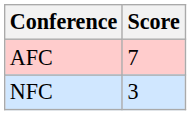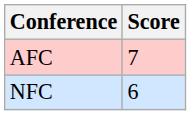(133, 92) 3 -> (133, 92) 6
